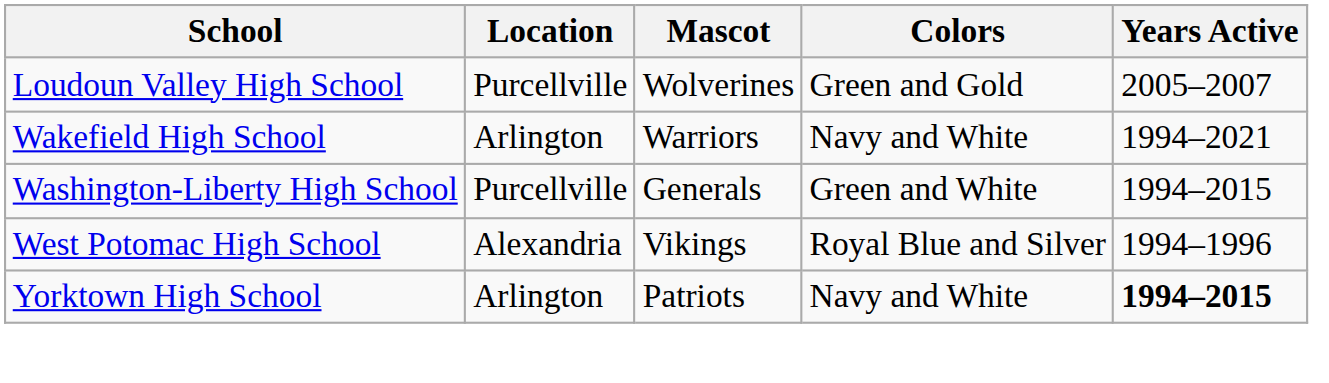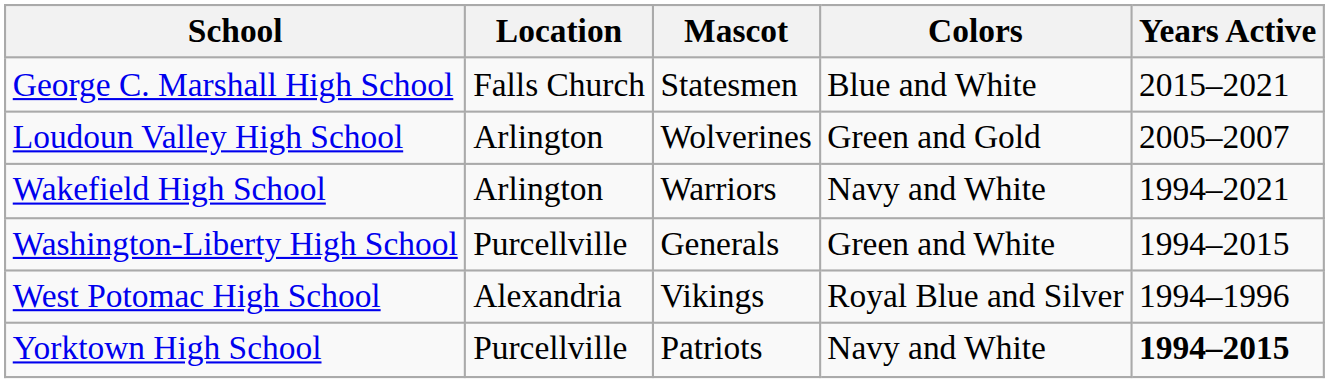+ row: (233, 84)
(550, 84) Purcellville -> (538, 137) Arlington
(538, 296) Arlington -> (550, 349) Purcellville
